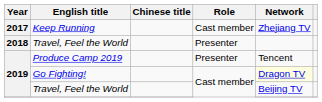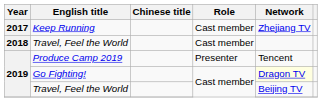(216, 43) Presenter -> (224, 43) Cast member
